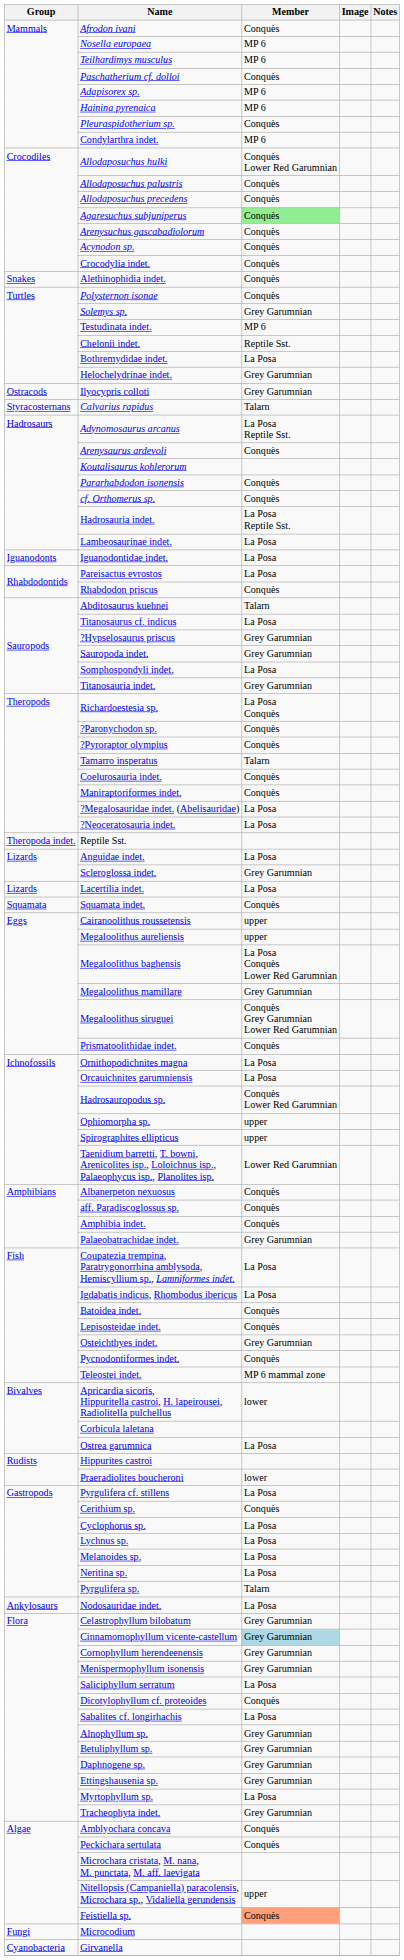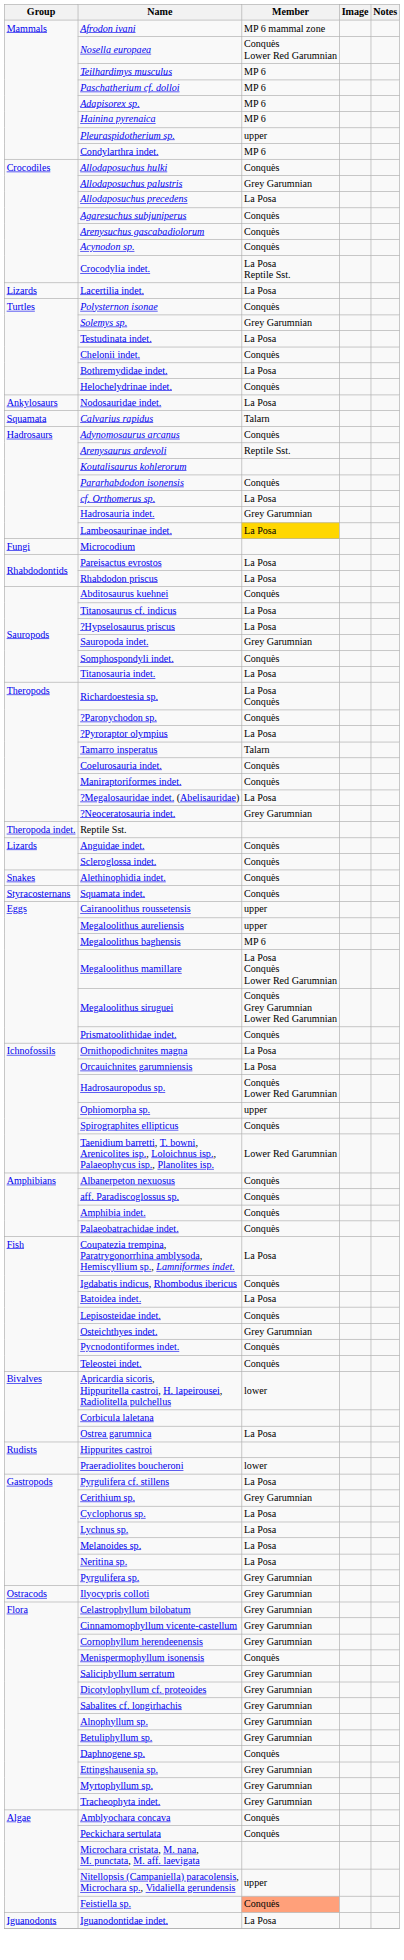(262, 28) Conquès -> (285, 28) MP 6 mammal zone
(255, 44) MP 6 -> (291, 50) Conquès Lower Red Garumnian
(262, 76) Conquès -> (255, 87) MP 6
(262, 124) Conquès -> (256, 135) upper
(291, 162) Conquès Lower Red Garumnian -> (262, 167) Conquès
(262, 183) Conquès -> (278, 183) Grey Garumnian
(262, 199) Conquès -> (260, 199) La Posa
(262, 215) lightgreen background -> (262, 215) no background
(262, 263) Conquès -> (267, 269) La Posa Reptile Sst.
rows swapped: (112, 889) <-> (123, 279)
(255, 327) MP 6 -> (260, 338) La Posa
(267, 343) Reptile Sst. -> (262, 354) Conquès
(278, 375) Grey Garumnian -> (262, 386) Conquès
rows swapped: (121, 1605) <-> (115, 391)
(39, 407) Styracosternans -> (27, 418) Squamata
(267, 429) La Posa Reptile Sst. -> (262, 434) Conquès
(262, 450) Conquès -> (267, 450) Reptile Sst.
(262, 498) Conquès -> (260, 498) La Posa
(267, 520) La Posa Reptile Sst. -> (278, 514) Grey Garumnian
(260, 542) no background -> (260, 530) gold background
rows swapped: (124, 558) <-> (108, 1931)
(262, 590) Conquès -> (260, 578) La Posa
(257, 606) Talarn -> (262, 594) Conquès
(278, 638) Grey Garumnian -> (260, 626) La Posa
(260, 669) La Posa -> (262, 658) Conquès
(278, 685) Grey Garumnian -> (260, 674) La Posa
(262, 745) Conquès -> (260, 733) La Posa
(260, 825) La Posa -> (278, 813) Grey Garumnian
(260, 857) La Posa -> (262, 845) Conquès
(278, 873) Grey Garumnian -> (262, 861) Conquès
(27, 905) Squamata -> (39, 893) Styracosternans
(291, 964) La Posa Conquès Lower Red Garumnian -> (255, 941) MP 6
(278, 991) Grey Garumnian -> (291, 969) La Posa Conquès Lower Red Garumnian
(256, 1137) upper -> (262, 1126) Conquès
(278, 1240) Grey Garumnian -> (262, 1228) Conquès
(260, 1294) La Posa -> (262, 1283) Conquès
(262, 1310) Conquès -> (260, 1299) La Posa
(285, 1374) MP 6 mammal zone -> (262, 1363) Conquès
(262, 1509) Conquès -> (278, 1498) Grey Garumnian
(257, 1589) Talarn -> (278, 1578) Grey Garumnian
(278, 1637) lightblue background -> (278, 1626) no background
(278, 1669) Grey Garumnian -> (262, 1657) Conquès
(260, 1685) La Posa -> (278, 1673) Grey Garumnian
(262, 1701) Conquès -> (278, 1689) Grey Garumnian
(260, 1717) La Posa -> (278, 1705) Grey Garumnian
(278, 1765) Grey Garumnian -> (262, 1753) Conquès
(260, 1797) La Posa -> (278, 1785) Grey Garumnian
- row: (101, 1947)
